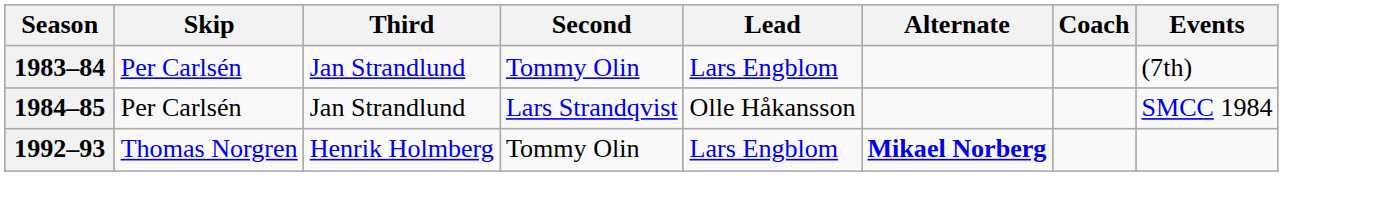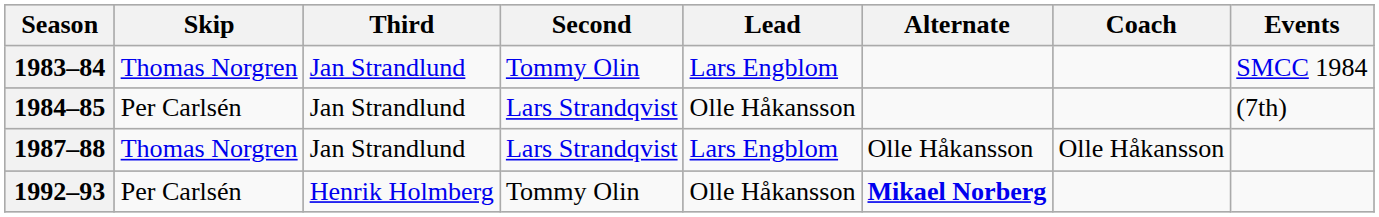(181, 66) Per Carlsén -> (209, 66) Thomas Norgren
(1167, 66) (7th) -> (1302, 66) SMCC 1984
(1207, 107) SMCC 1984 -> (1262, 107) (7th)
+ row: (60, 149)
(209, 149) Thomas Norgren -> (181, 190) Per Carlsén
(764, 149) Lars Engblom -> (773, 190) Olle Håkansson
